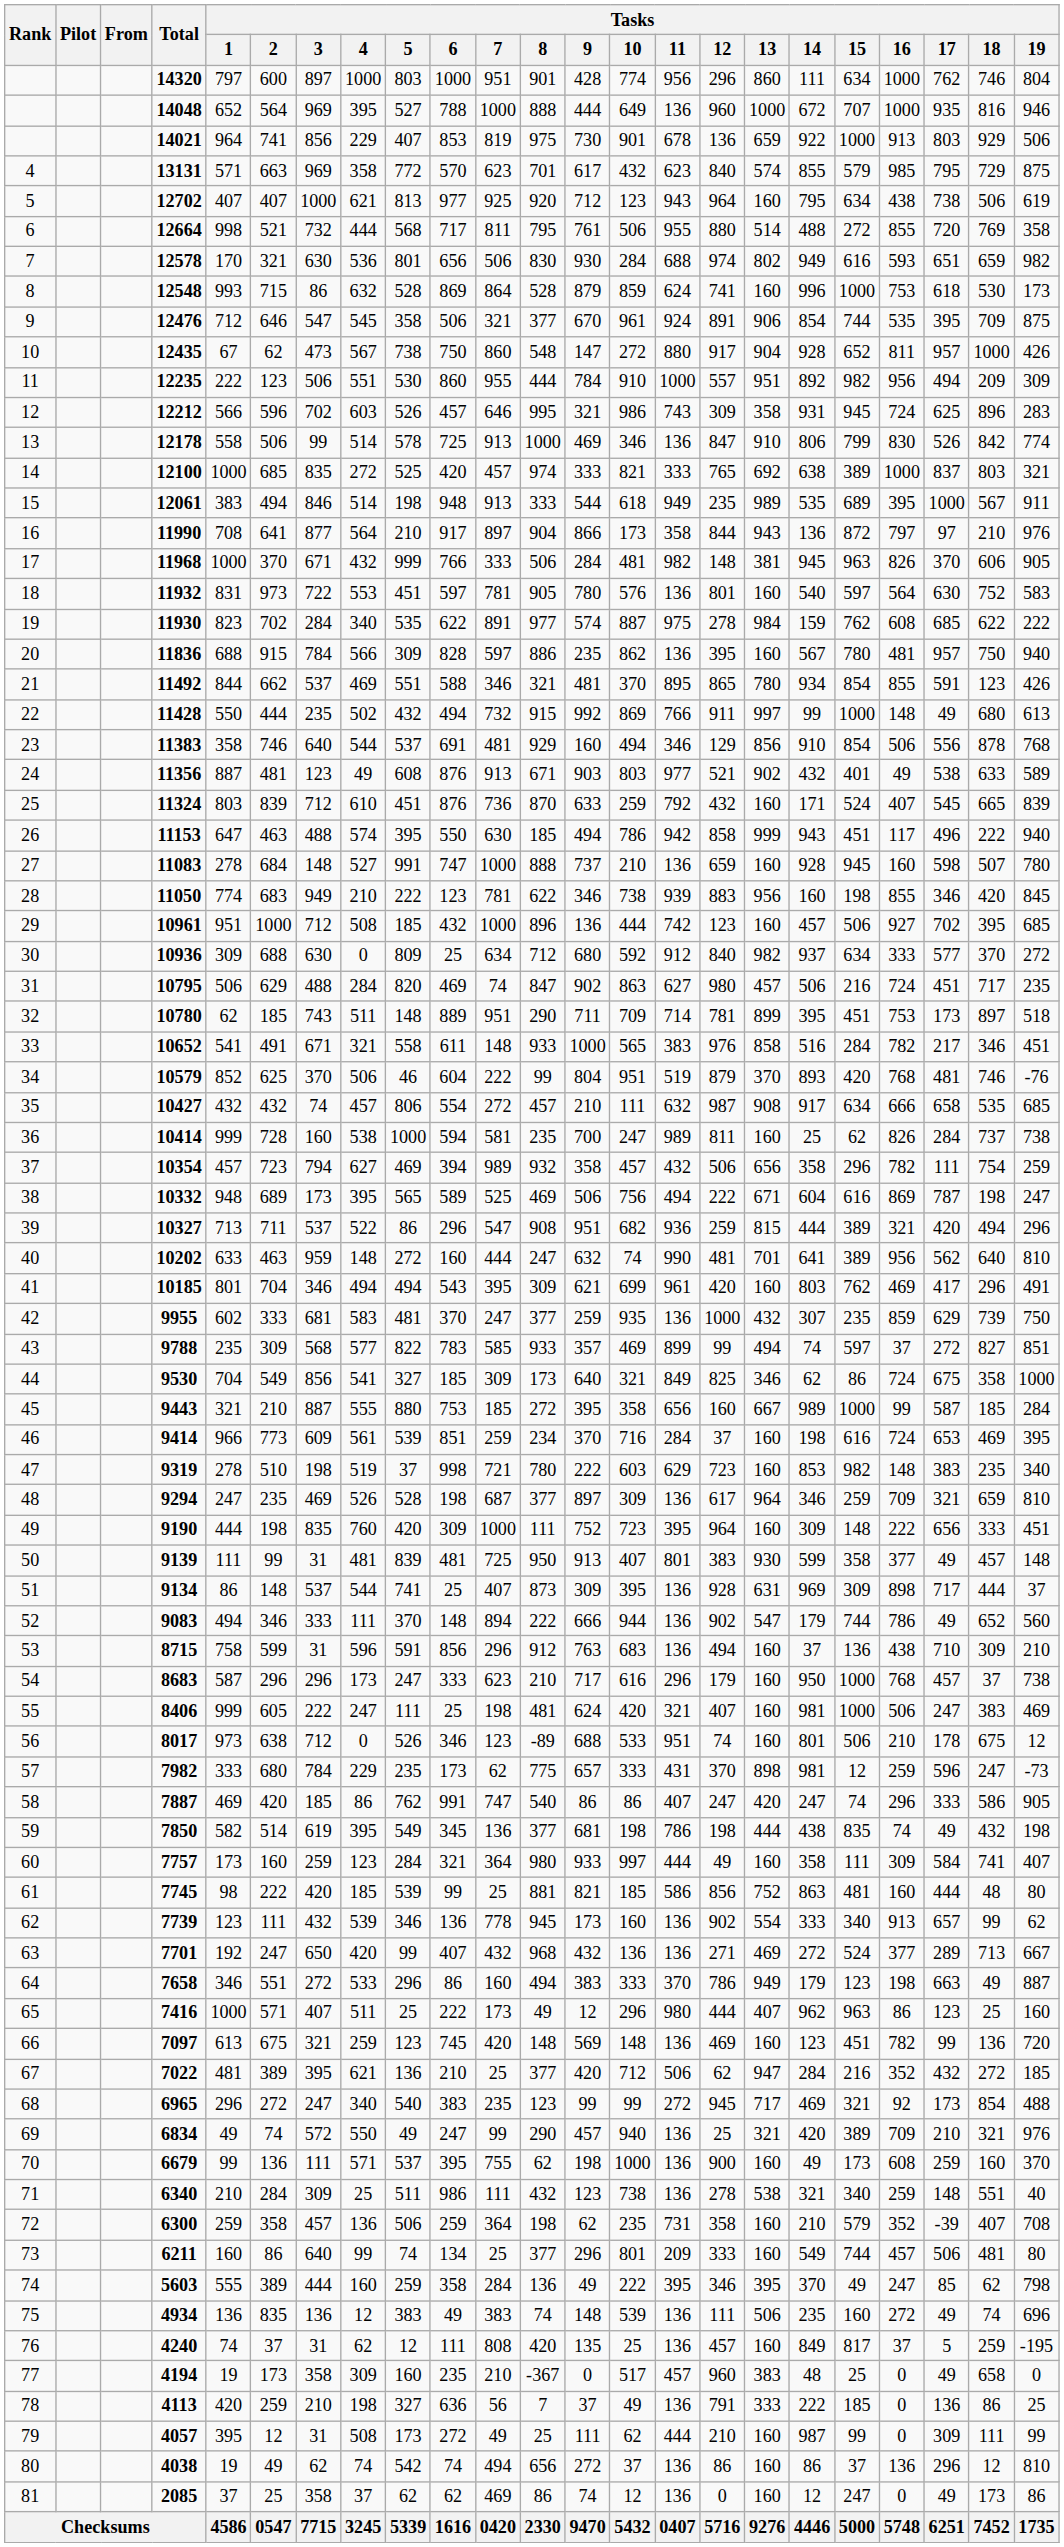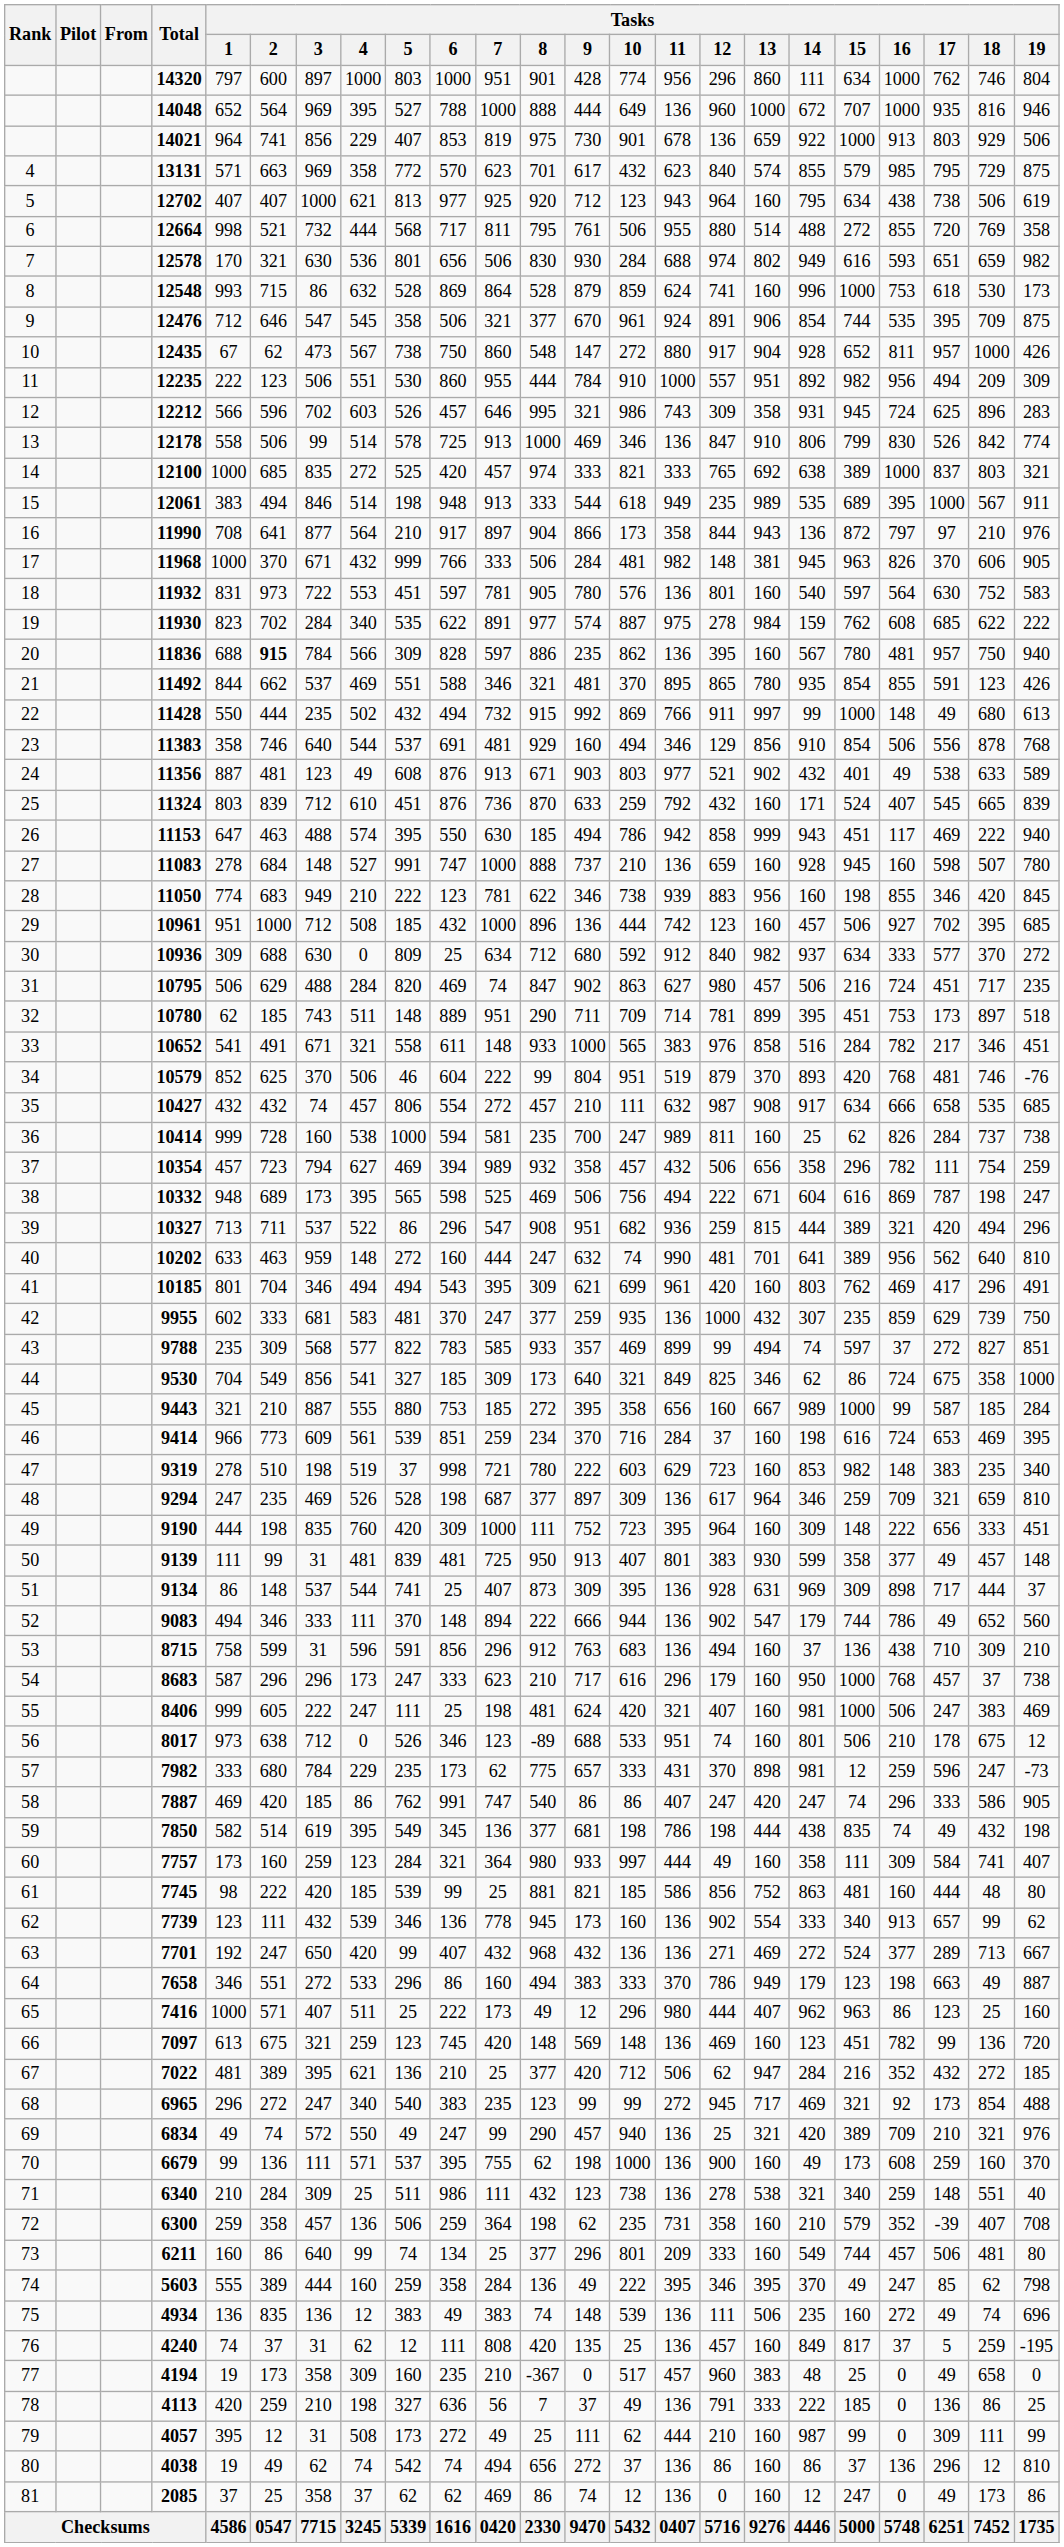(273, 654) normal -> (273, 654) bold
(812, 684) 934 -> (812, 684) 935
(947, 835) 496 -> (947, 835) 469
(453, 1198) 589 -> (453, 1198) 598
